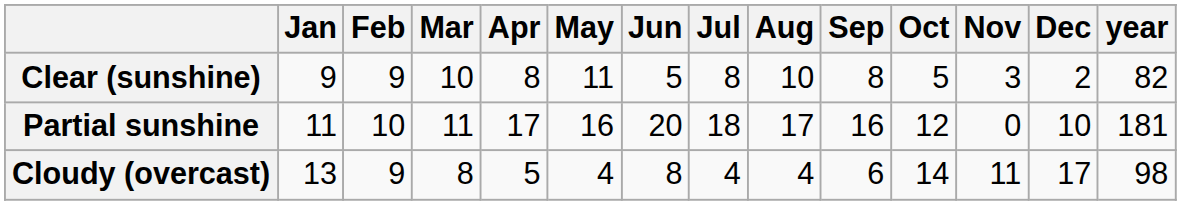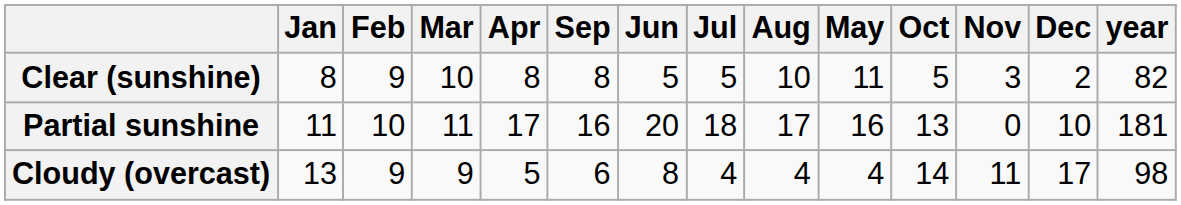columns swapped: (584, 28) <-> (856, 28)
(328, 77) 9 -> (328, 77) 8
(732, 77) 8 -> (729, 77) 5
(932, 125) 12 -> (932, 125) 13
(465, 174) 8 -> (465, 174) 9
